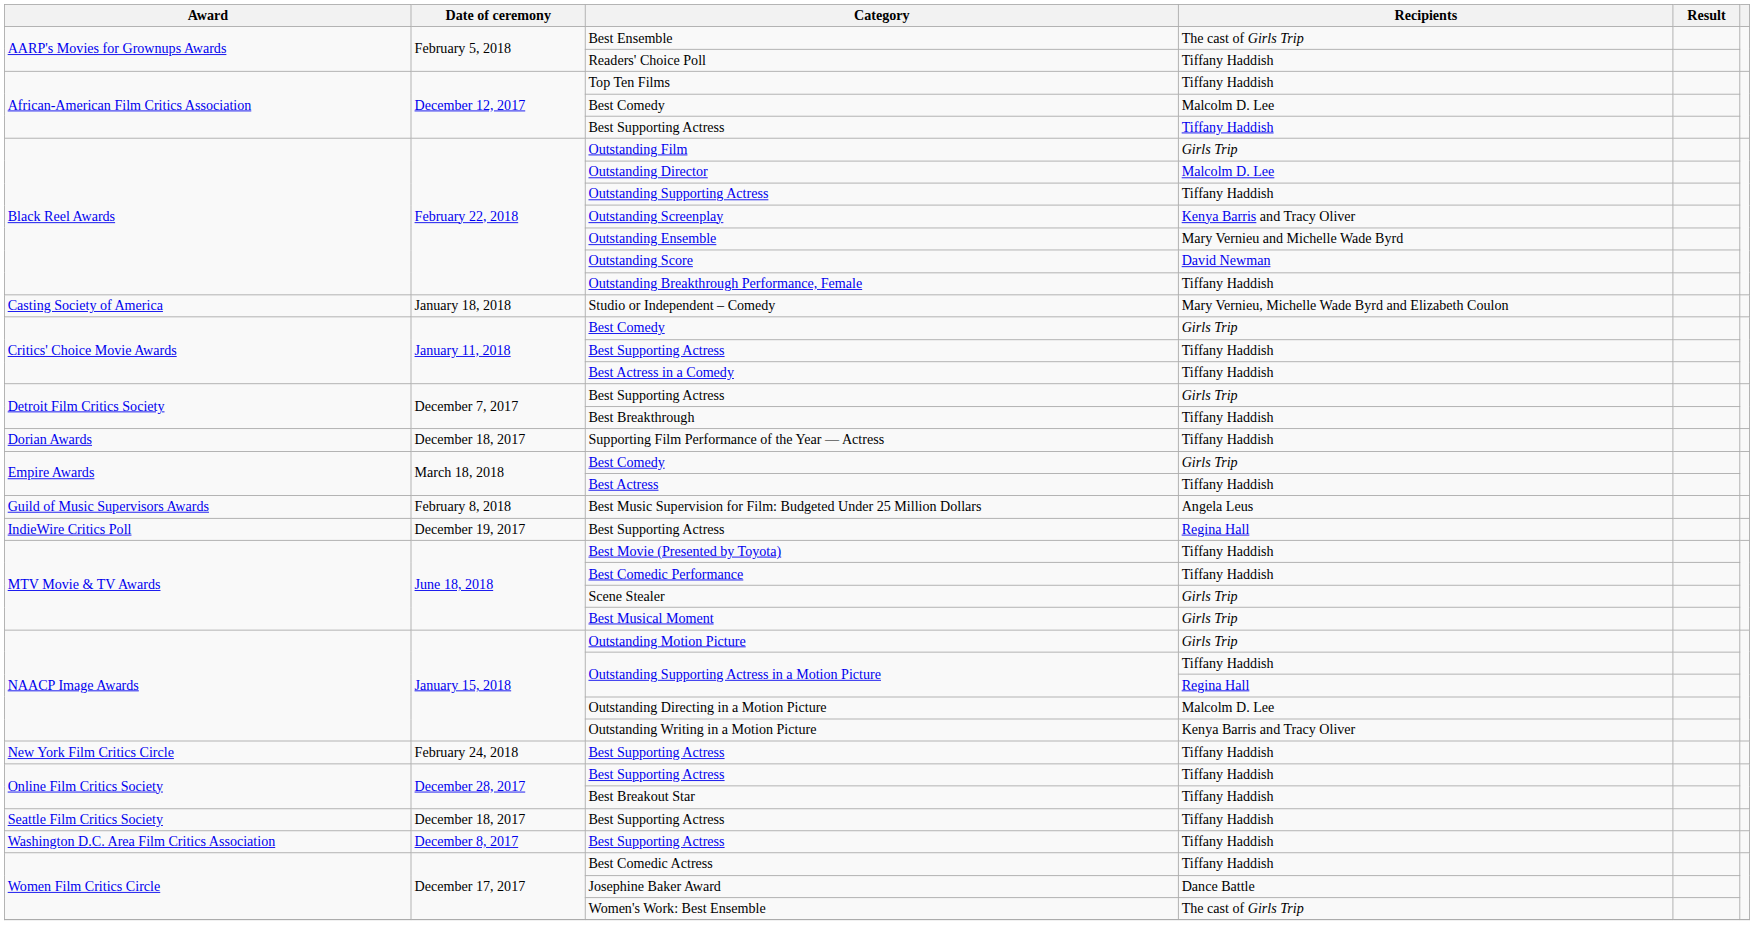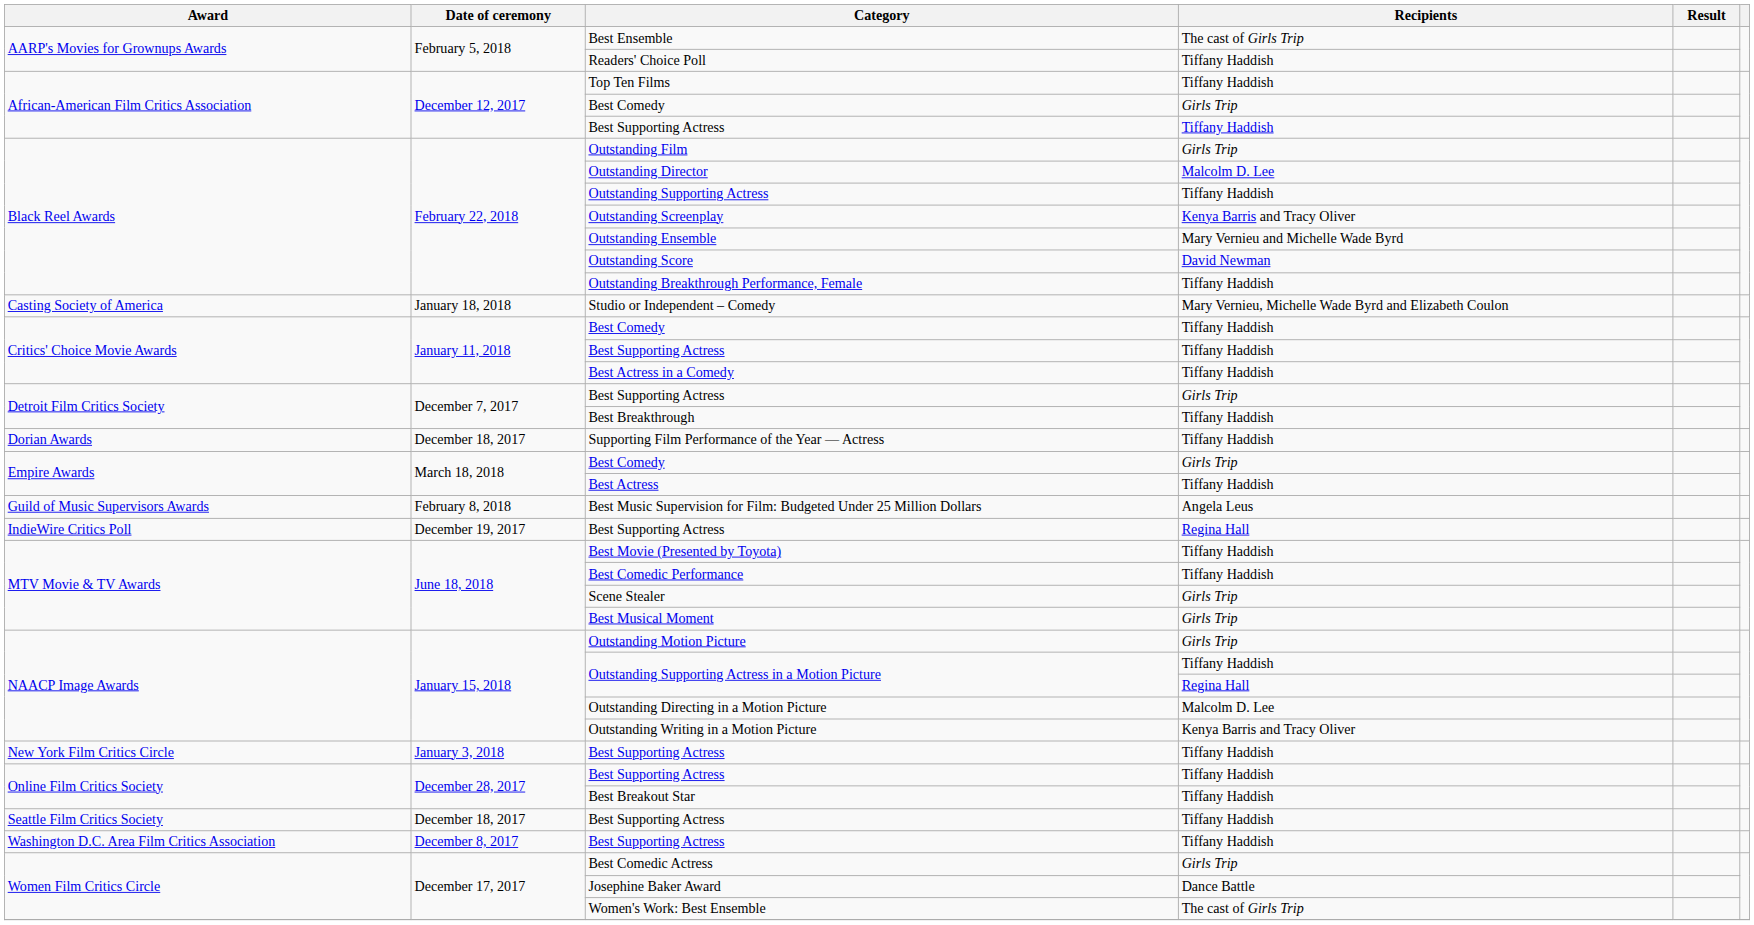(1228, 104) Malcolm D. Lee -> (1210, 104) Girls Trip
(1210, 328) Girls Trip -> (1228, 328) Tiffany Haddish
(466, 752) February 24, 2018 -> (459, 752) January 3, 2018
(1228, 864) Tiffany Haddish -> (1210, 864) Girls Trip
